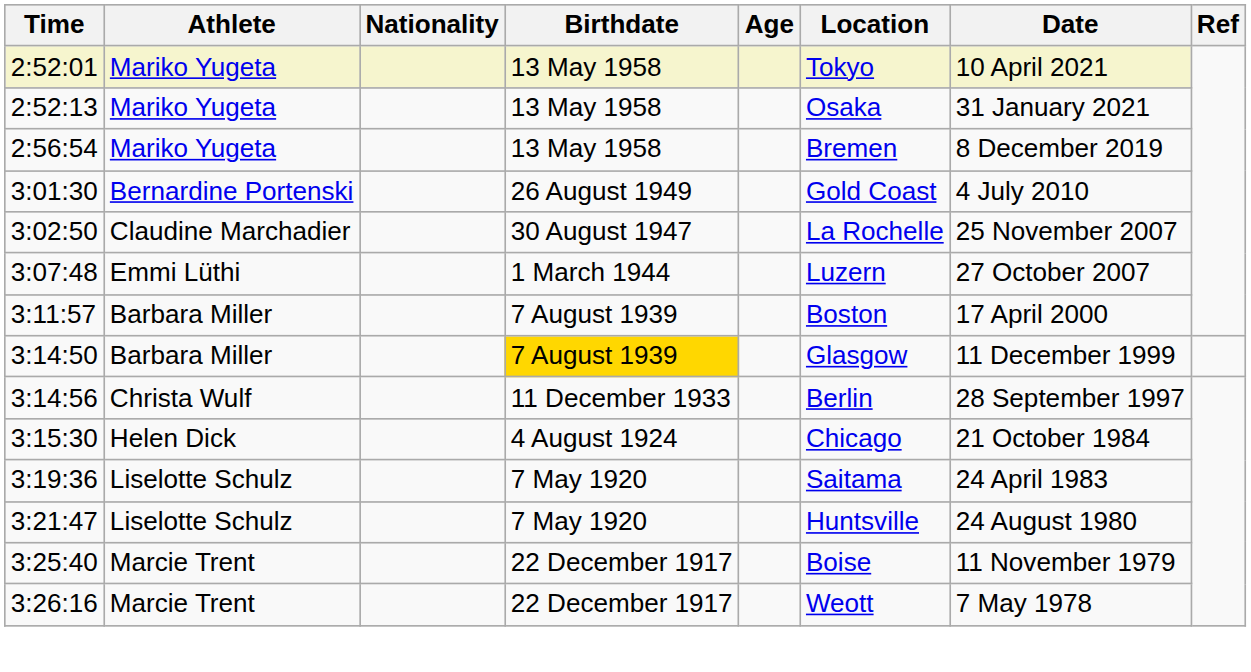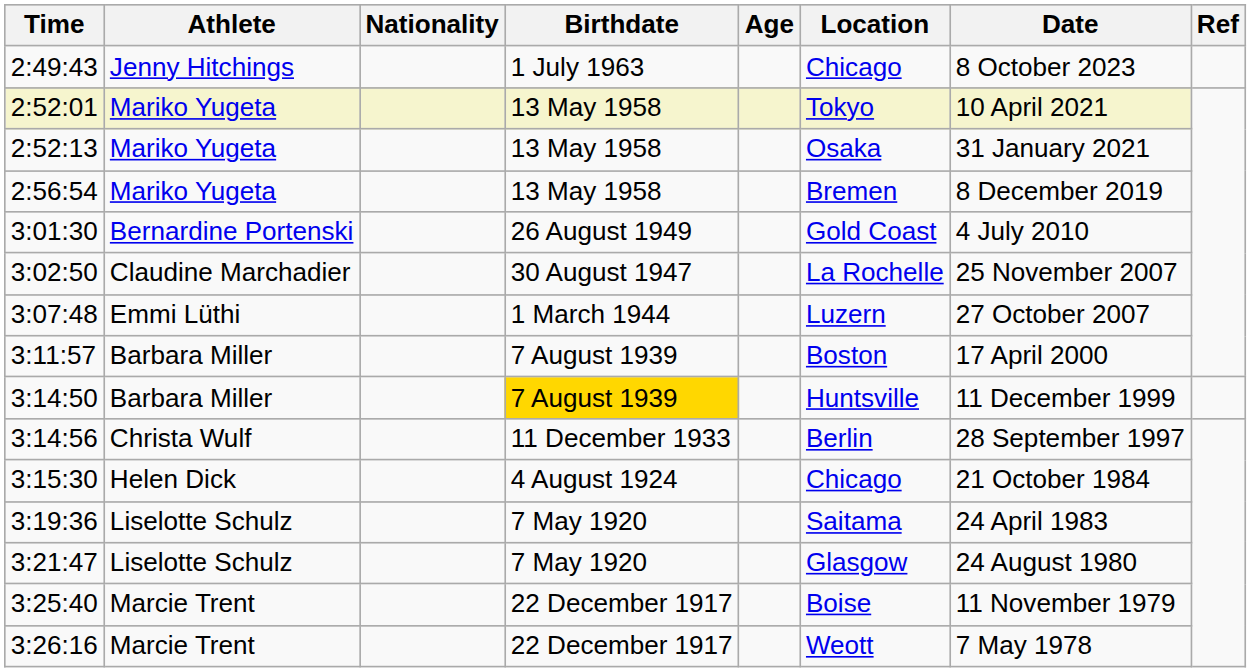+ row: (54, 66)
(857, 356) Glasgow -> (862, 397) Huntsville
(862, 521) Huntsville -> (857, 562) Glasgow
